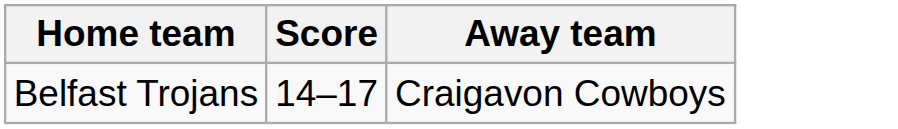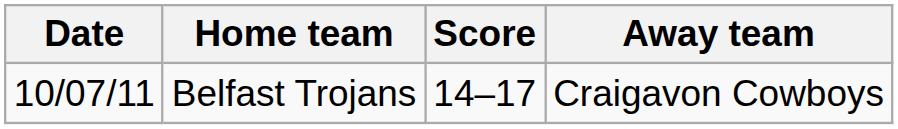+ column: (84, 33)
